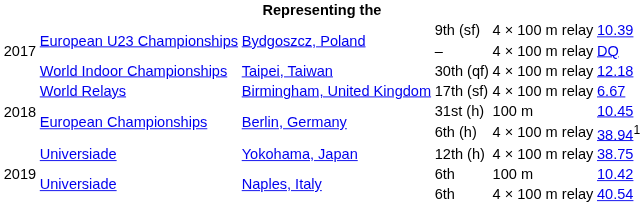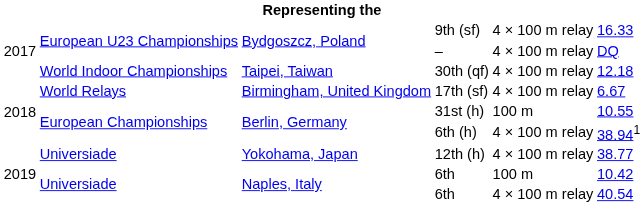(615, 30) 10.39 -> (615, 30) 16.33
(615, 111) 10.45 -> (615, 111) 10.55
(615, 155) 38.75 -> (615, 155) 38.77
